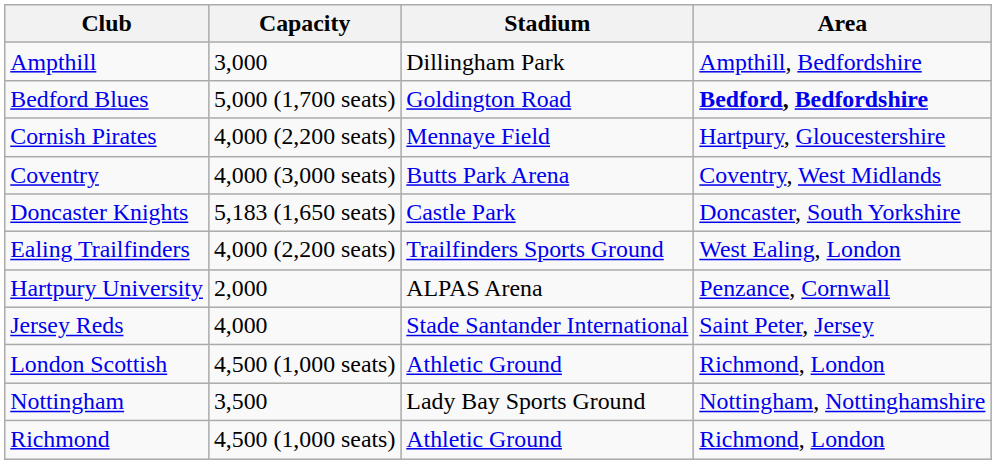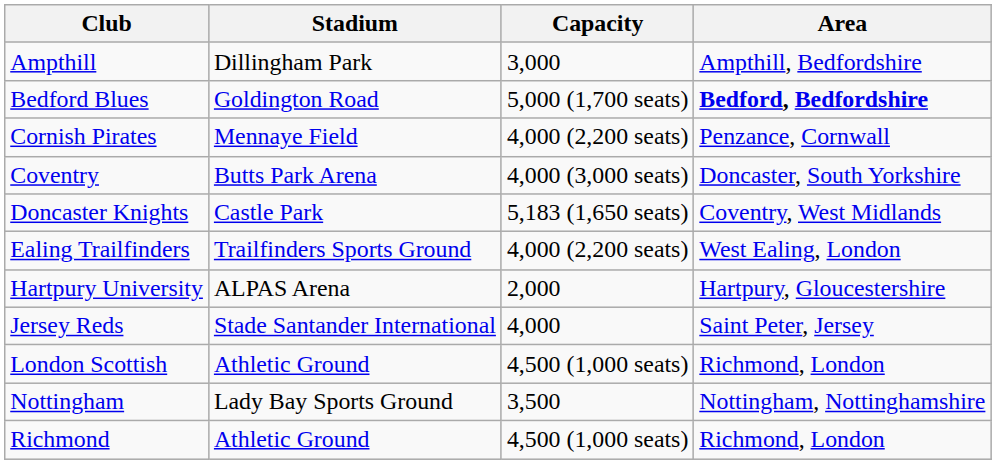columns swapped: (547, 23) <-> (305, 23)
(822, 136) Hartpury, Gloucestershire -> (795, 136) Penzance, Cornwall
(820, 174) Coventry, West Midlands -> (830, 174) Doncaster, South Yorkshire
(830, 212) Doncaster, South Yorkshire -> (820, 212) Coventry, West Midlands
(795, 288) Penzance, Cornwall -> (822, 288) Hartpury, Gloucestershire
